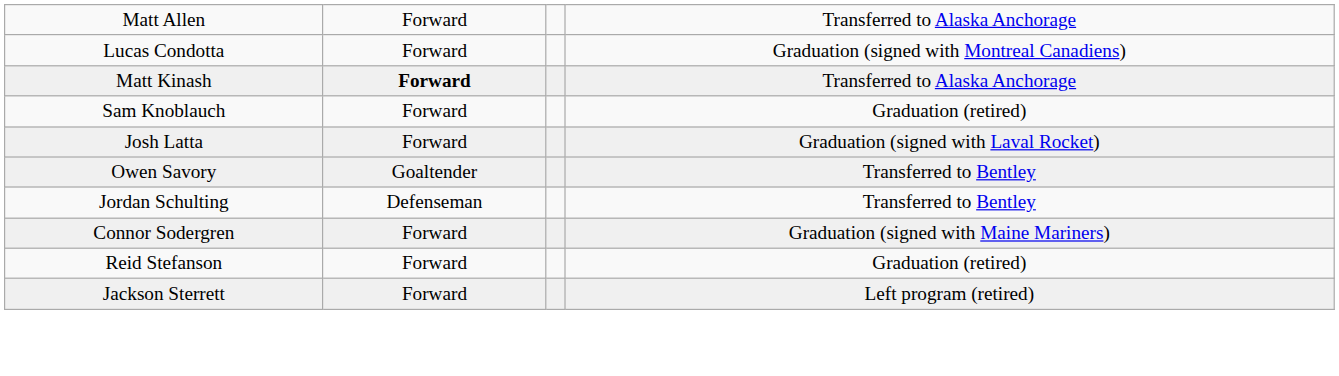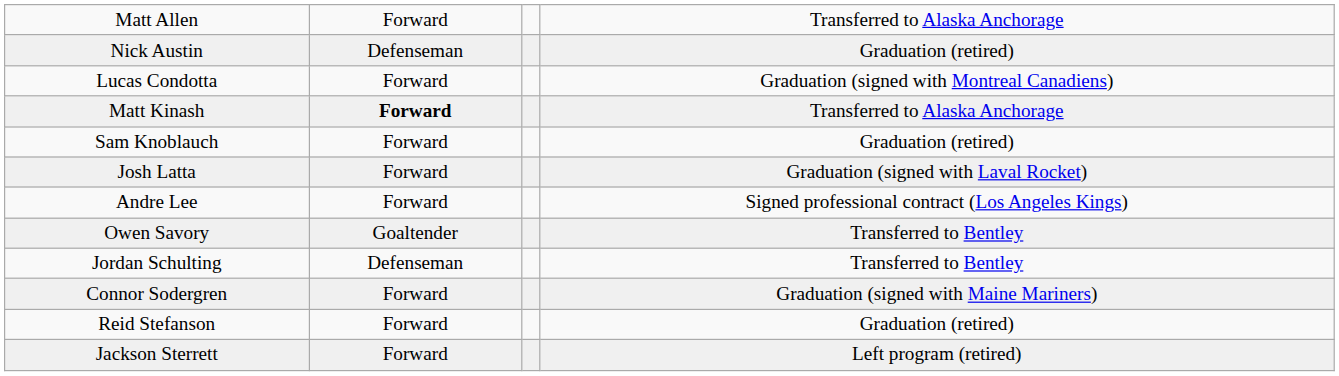+ row: (157, 50)
+ row: (157, 202)
